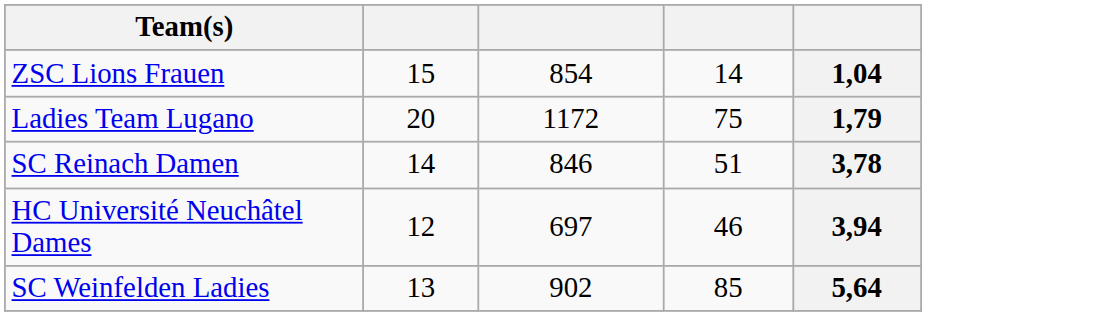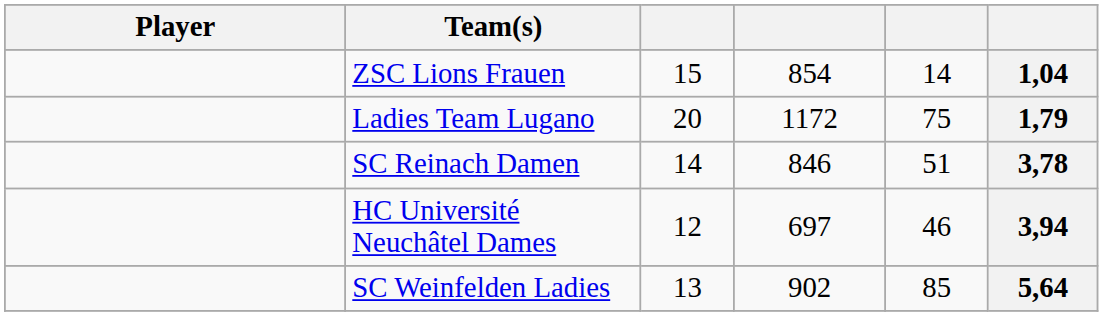+ column: (175, 27)
